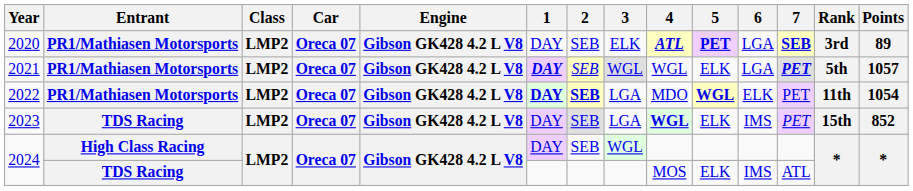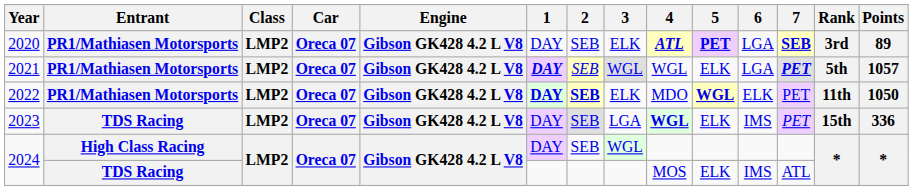(625, 95) LGA -> (625, 95) ELK
(883, 95) 1054 -> (883, 95) 1050
(883, 121) 852 -> (883, 121) 336
